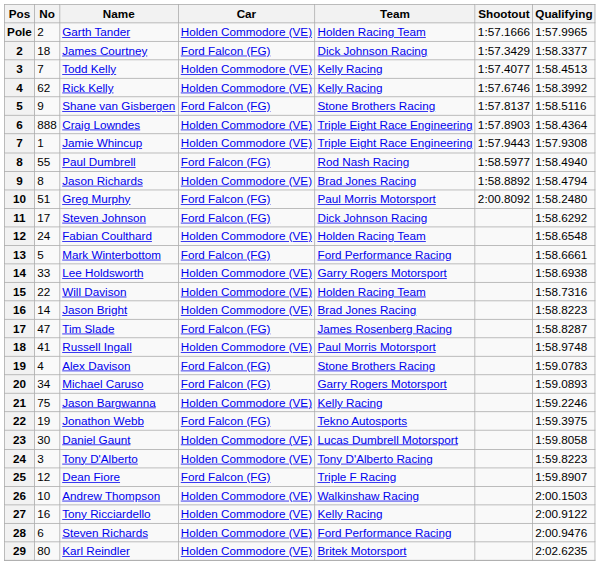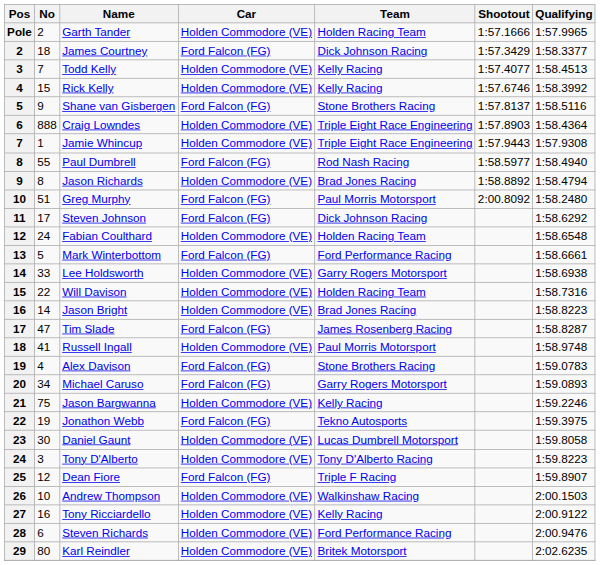(44, 88) 62 -> (44, 88) 15
